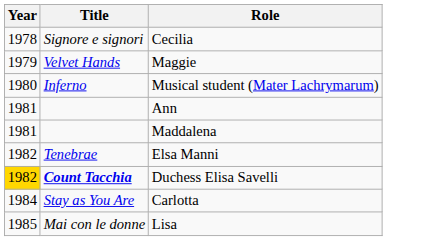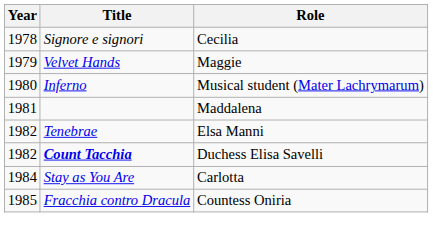- row: (164, 108)
(22, 177) gold background -> (22, 154) no background
- row: (164, 223)
+ row: (244, 200)
